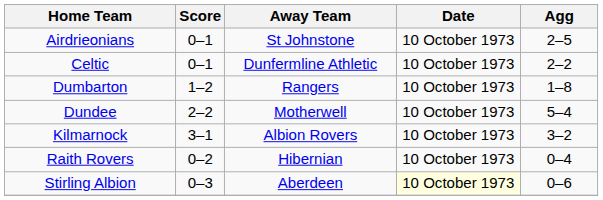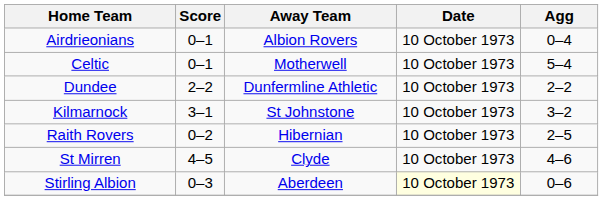(310, 40) St Johnstone -> (310, 40) Albion Rovers
(559, 40) 2–5 -> (559, 40) 0–4
(310, 64) Dunfermline Athletic -> (310, 64) Motherwell
(559, 64) 2–2 -> (559, 64) 5–4
- row: (90, 87)
(310, 111) Motherwell -> (310, 87) Dunfermline Athletic
(559, 111) 5–4 -> (559, 87) 2–2
(310, 135) Albion Rovers -> (310, 111) St Johnstone
(559, 159) 0–4 -> (559, 135) 2–5
+ row: (90, 159)
